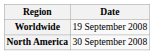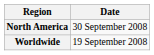rows swapped: (37, 27) <-> (37, 42)
